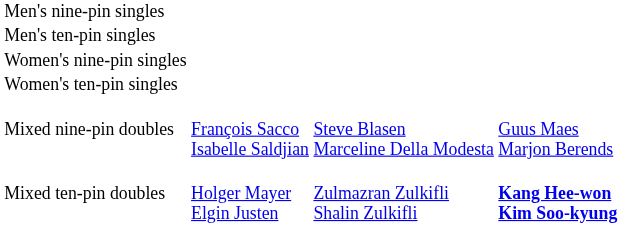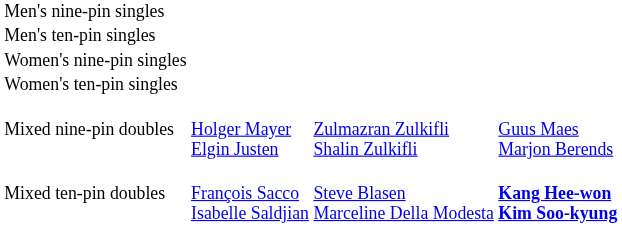(250, 138) François Sacco Isabelle Saldjian -> (241, 138) Holger Mayer Elgin Justen
(404, 138) Steve Blasen Marceline Della Modesta -> (381, 138) Zulmazran Zulkifli Shalin Zulkifli
(241, 203) Holger Mayer Elgin Justen -> (250, 203) François Sacco Isabelle Saldjian
(381, 203) Zulmazran Zulkifli Shalin Zulkifli -> (404, 203) Steve Blasen Marceline Della Modesta
